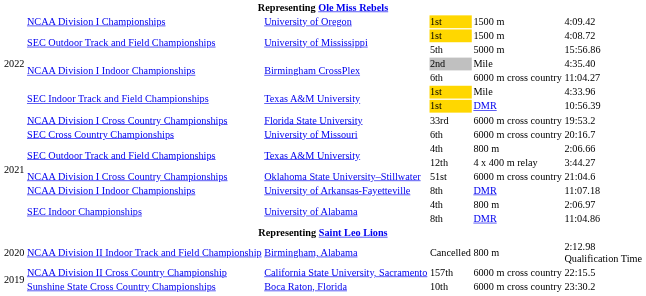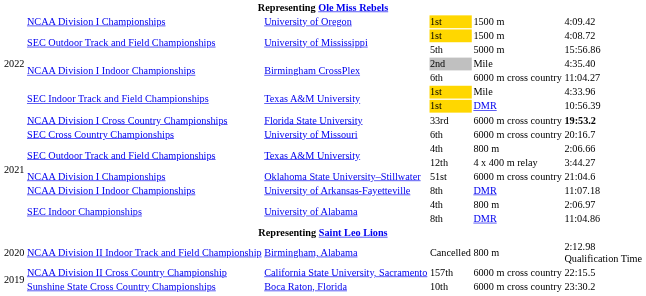(580, 120) normal -> (580, 120) bold
(127, 176) NCAA Division I Cross Country Championships -> (96, 176) NCAA Division I Championships
